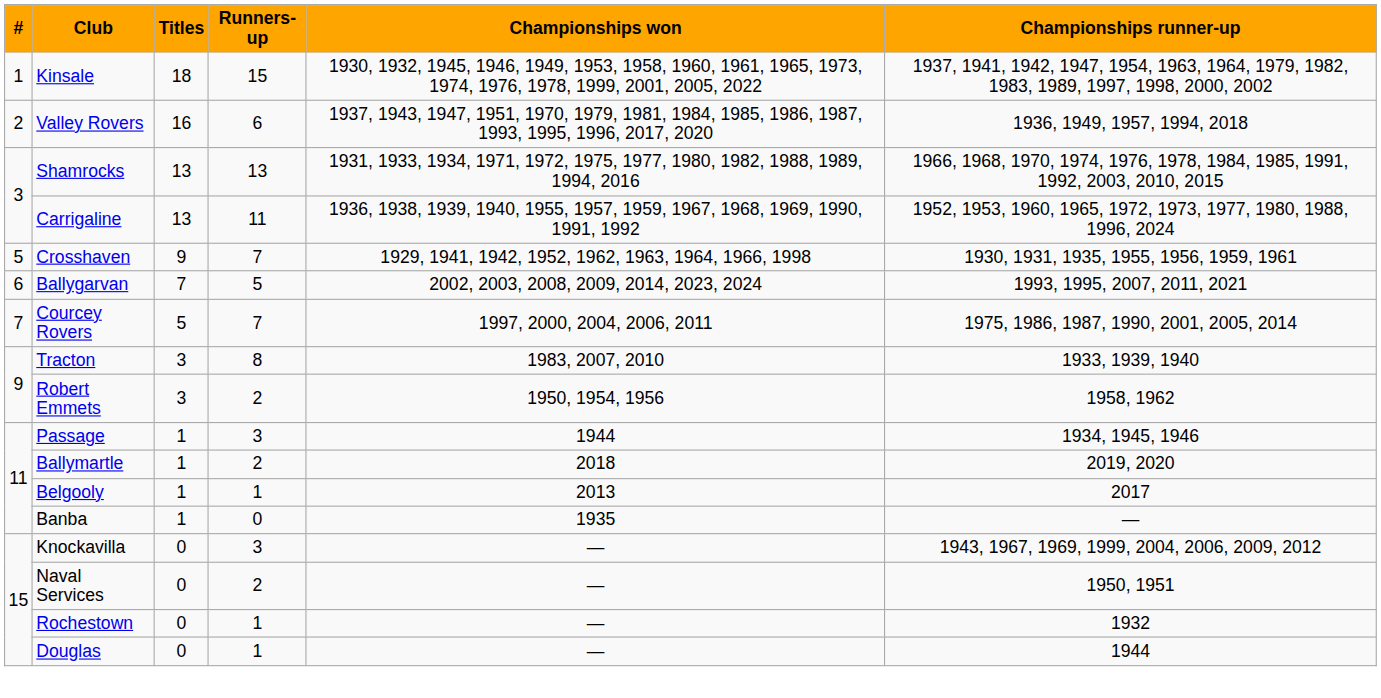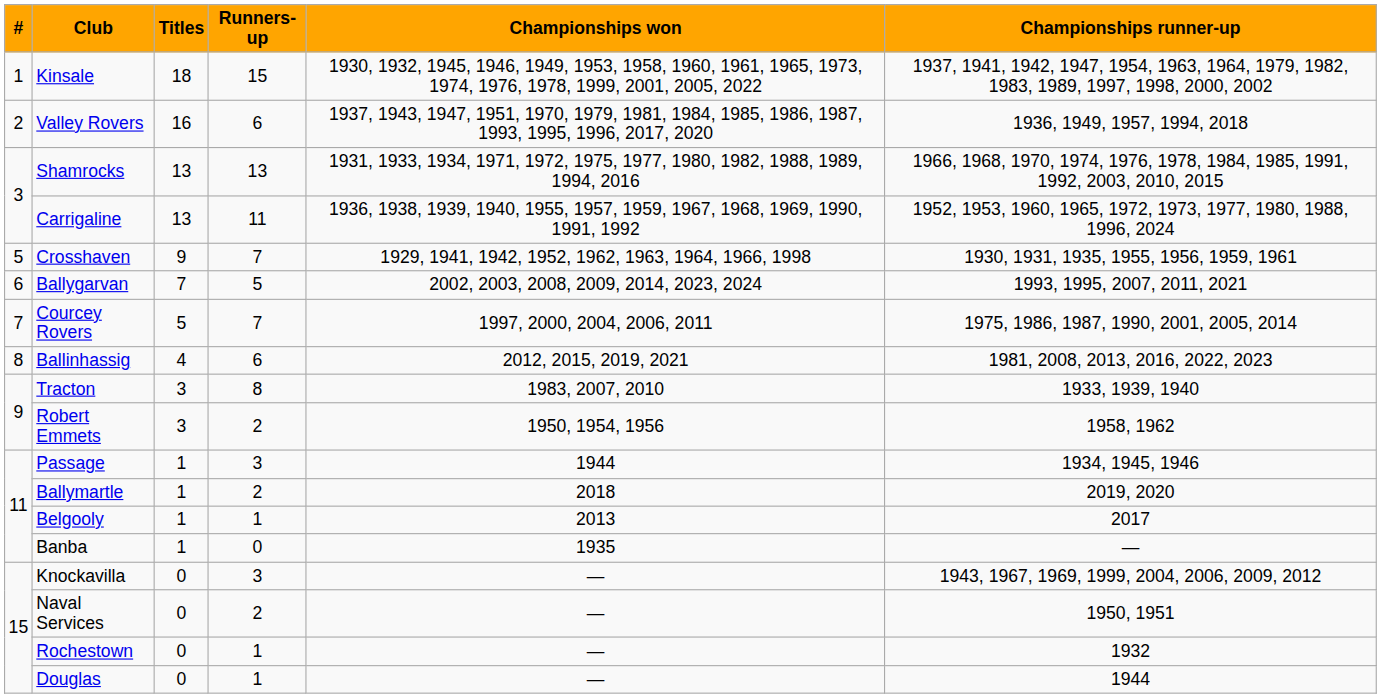+ row: (83, 360)
